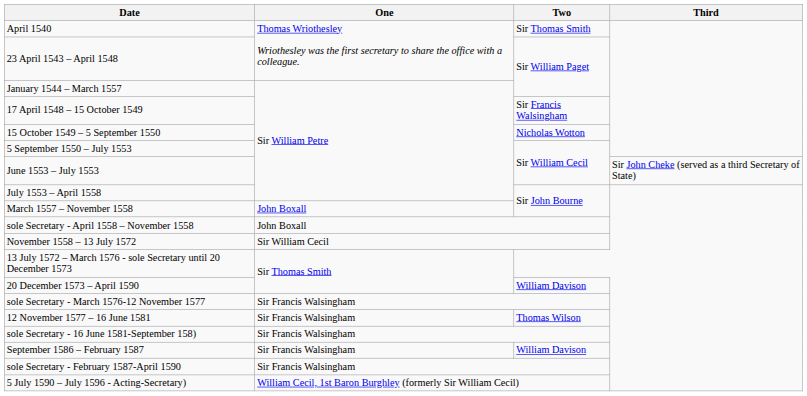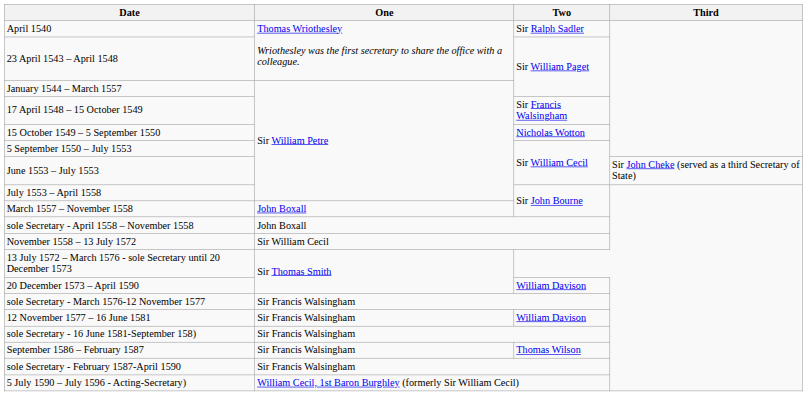(553, 28) Sir Thomas Smith -> (550, 28) Sir Ralph Sadler
(549, 318) Thomas Wilson -> (551, 318) William Davison
(551, 350) William Davison -> (549, 350) Thomas Wilson
